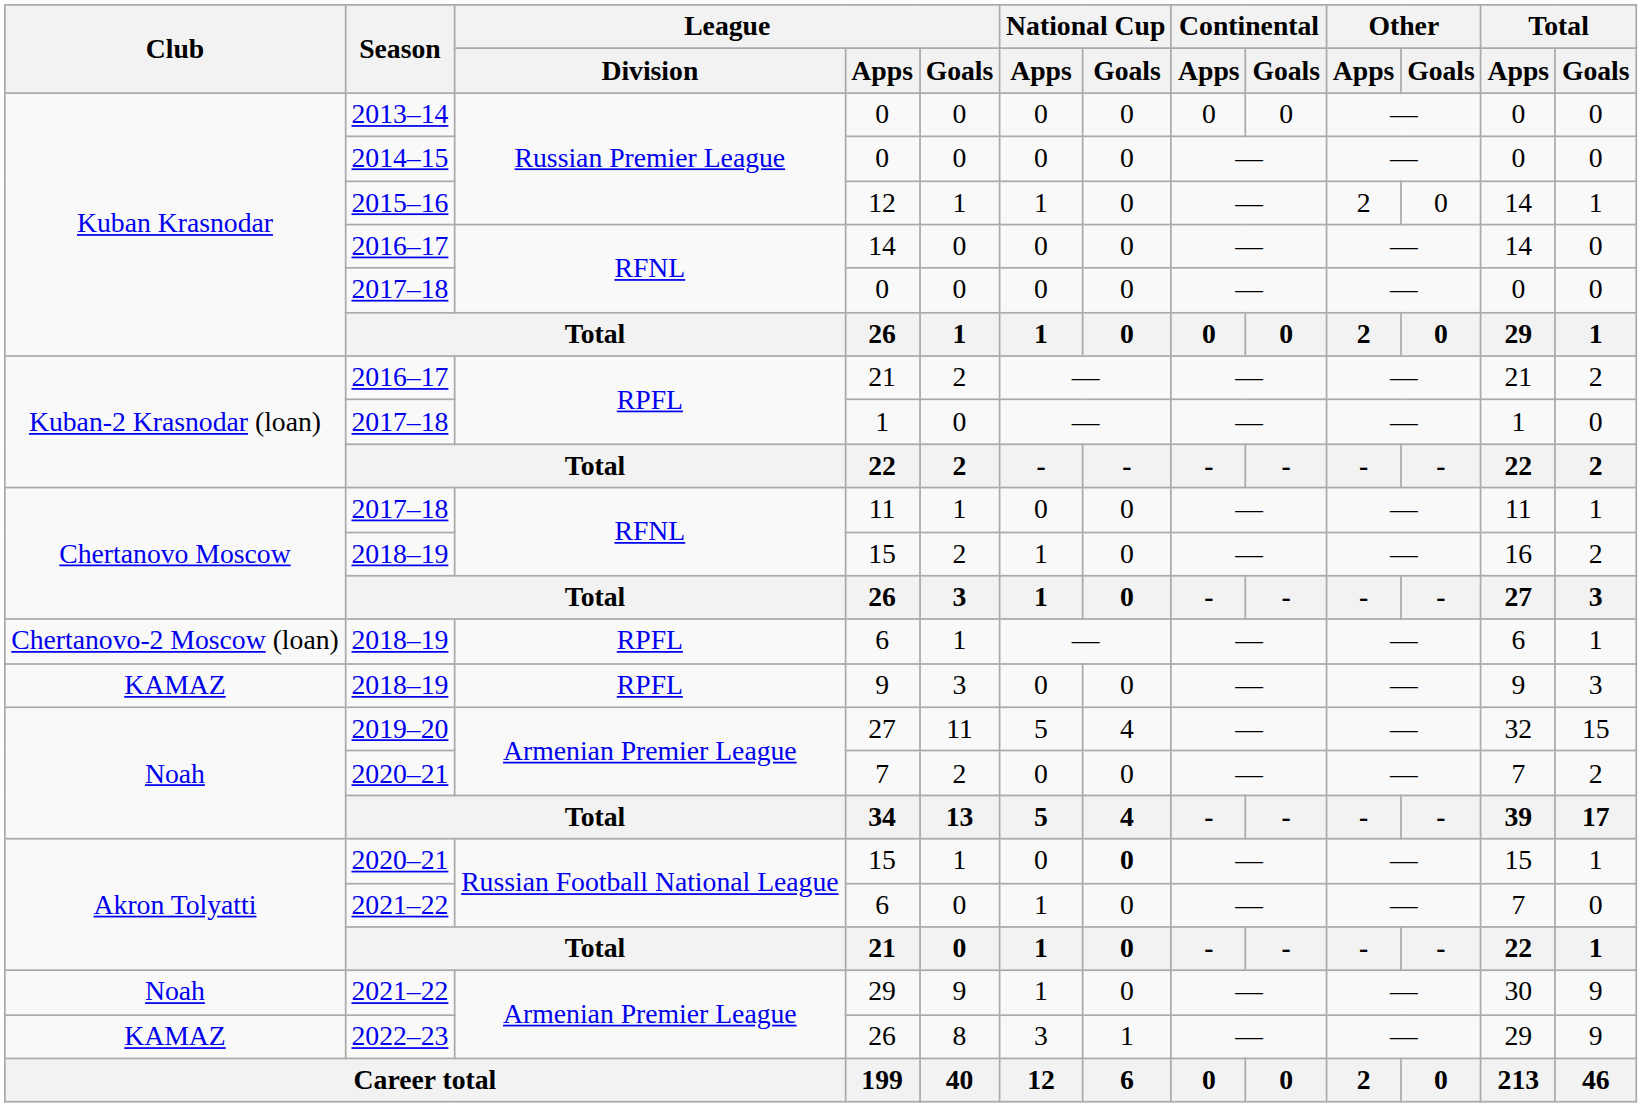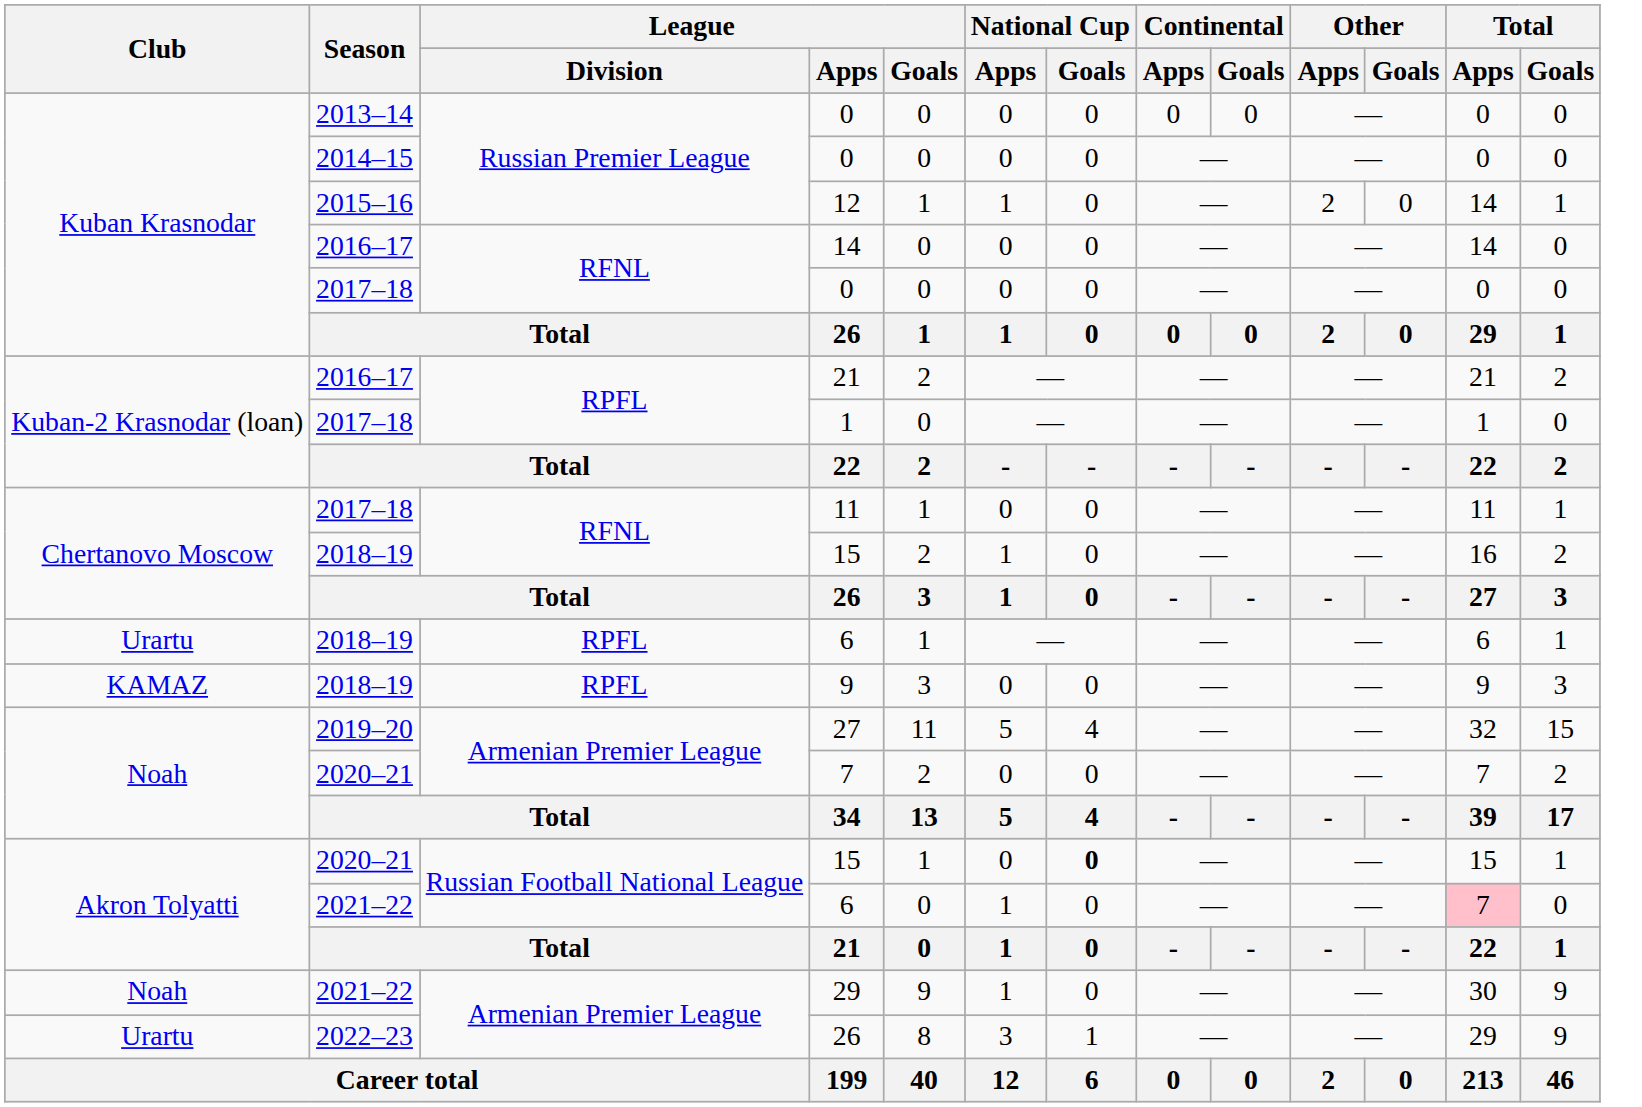(175, 641) Chertanovo-2 Moscow (loan) -> (157, 641) Urartu
(1518, 904) no background -> (1483, 904) pink background
(175, 1036) KAMAZ -> (157, 1036) Urartu
